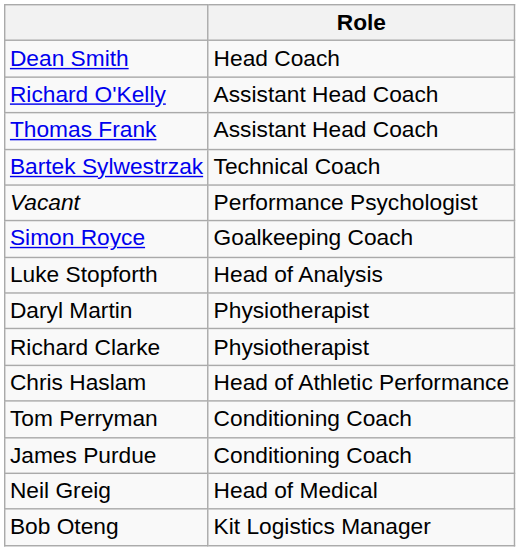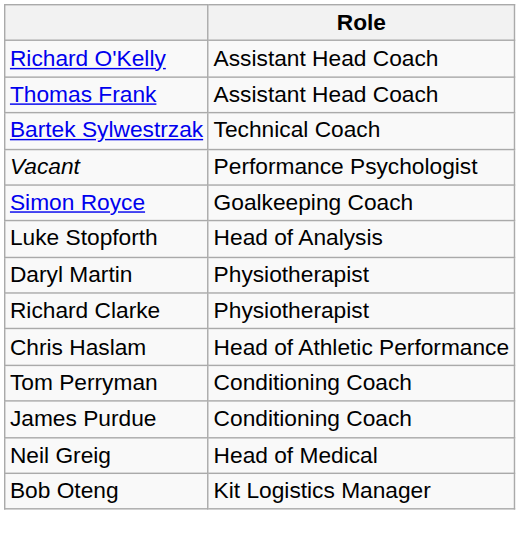- row: (69, 58)
